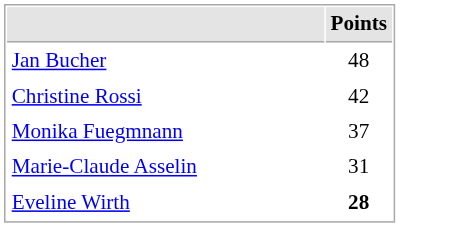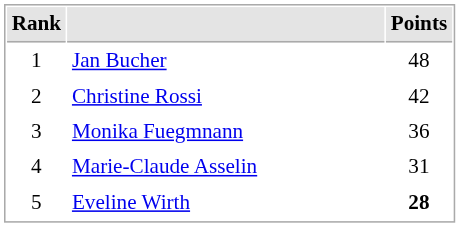+ column: (36, 23)
(359, 131) 37 -> (419, 131) 36
